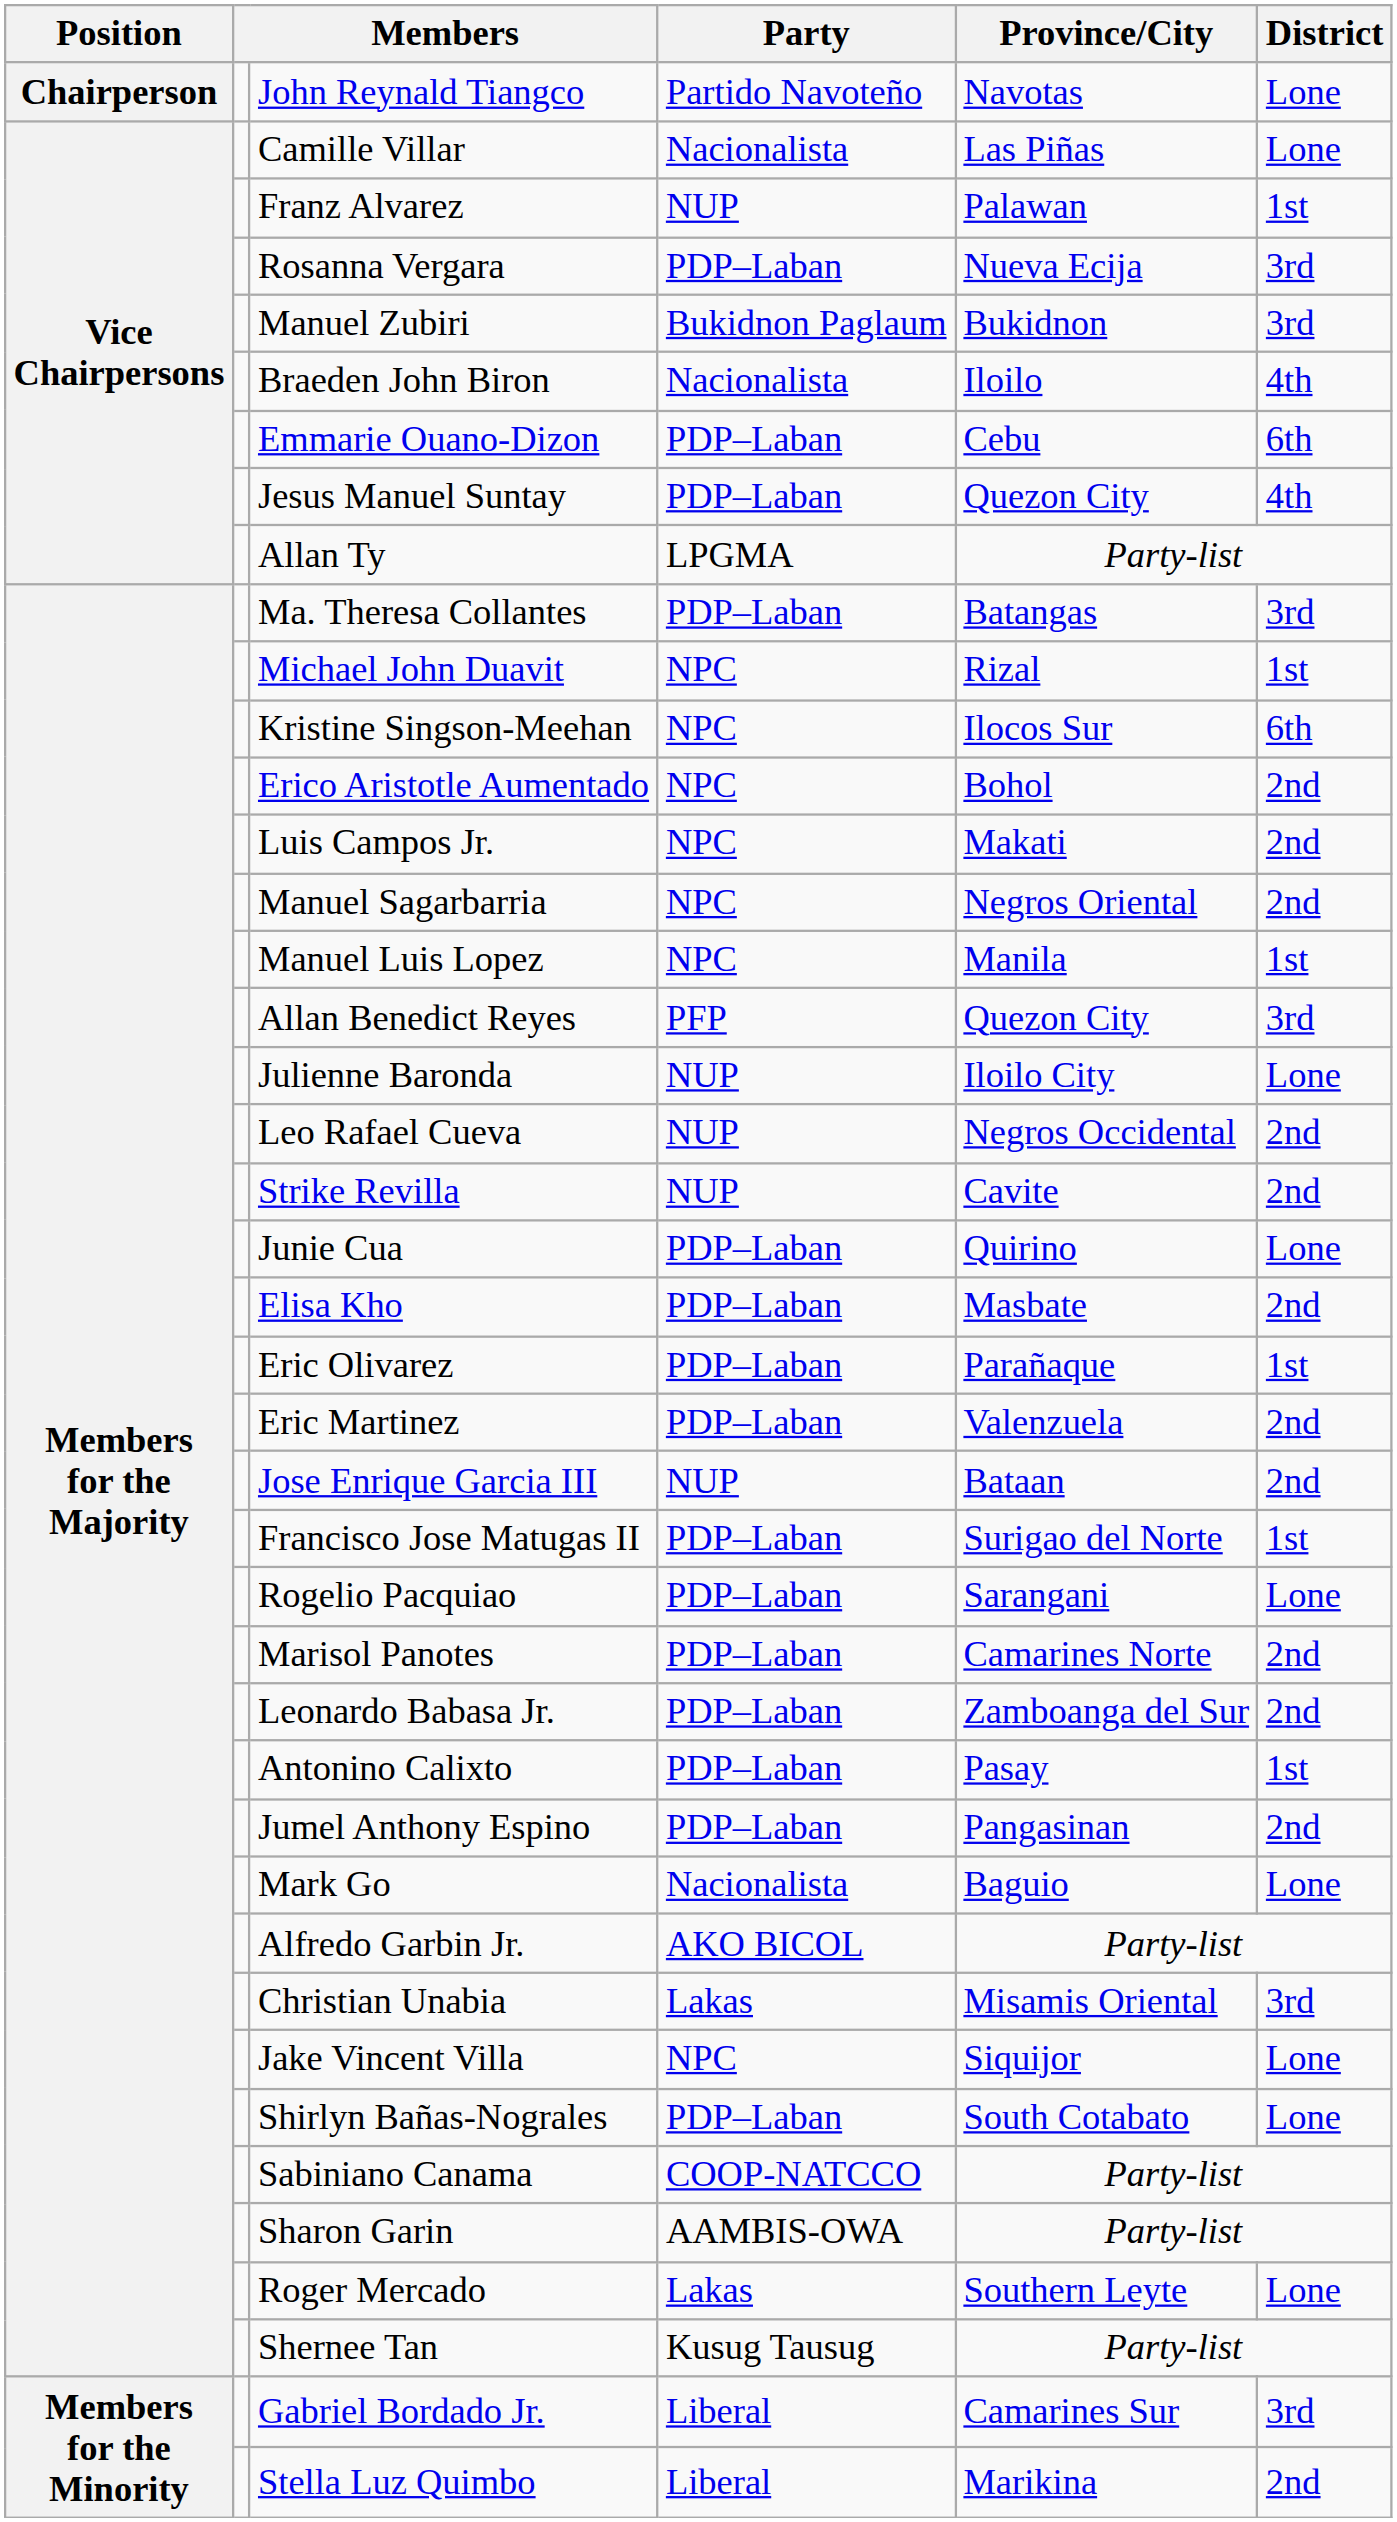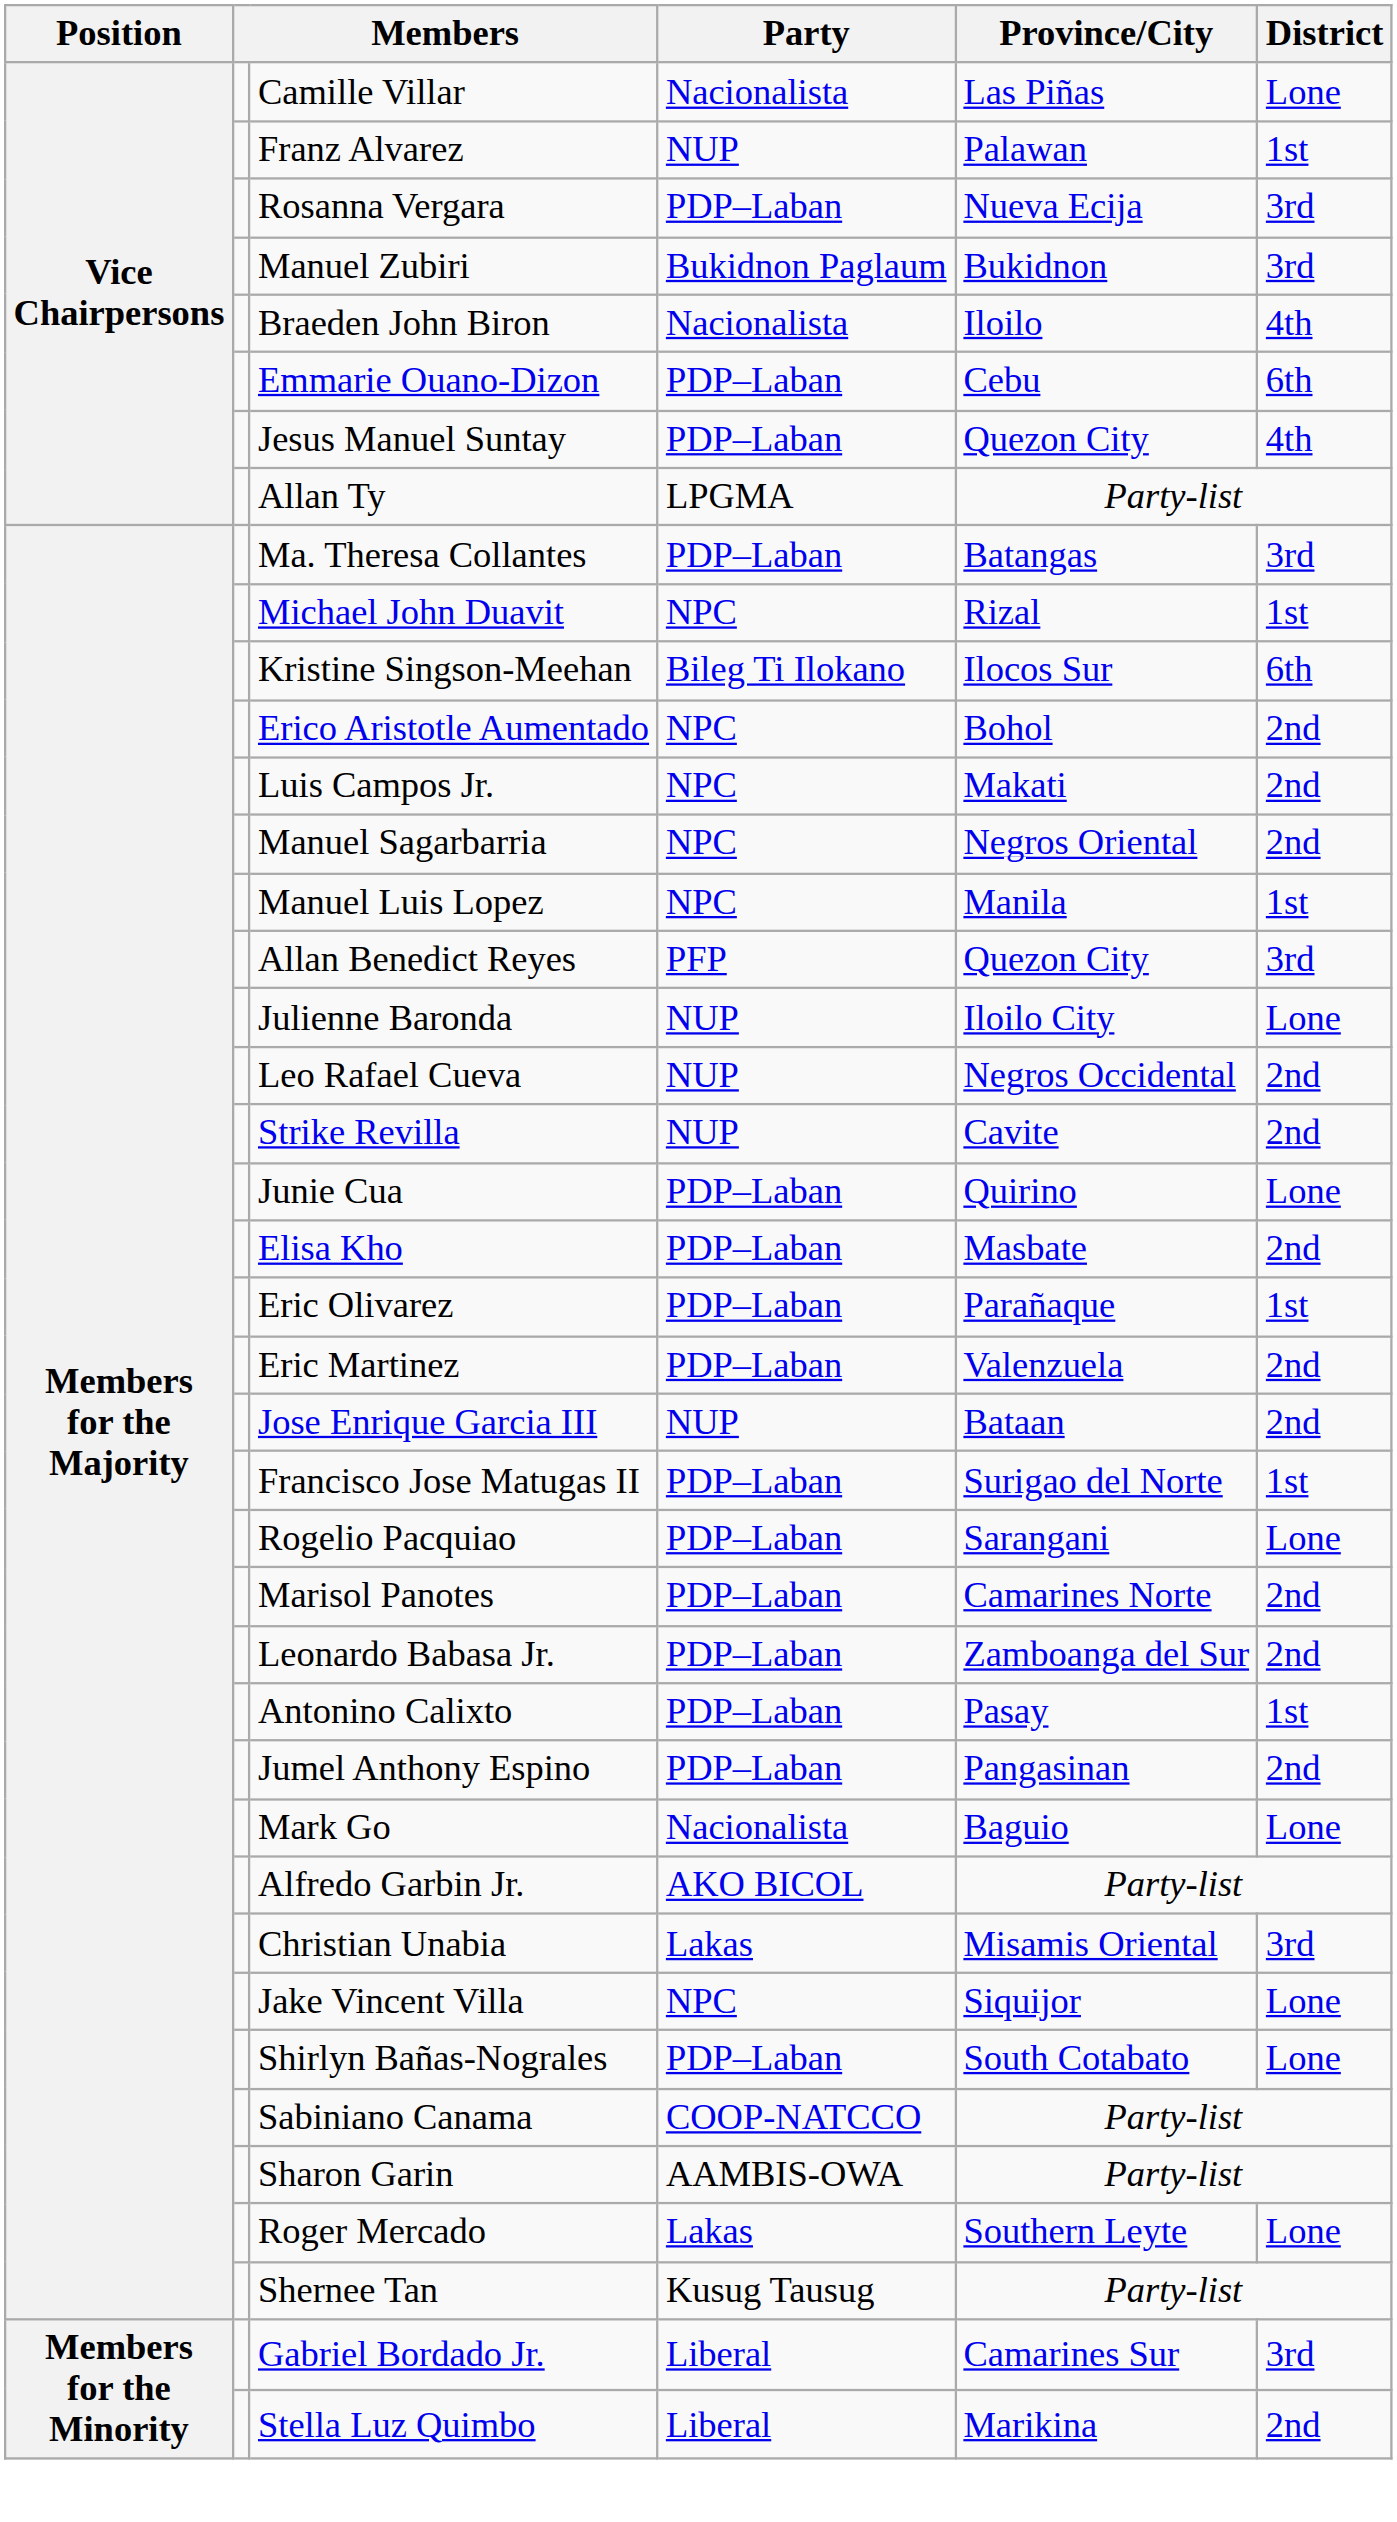- row: (421, 91)
(701, 727) NPC -> (785, 669) Bileg Ti Ilokano
